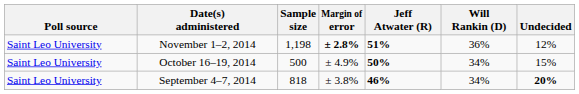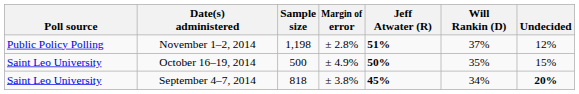(54, 44) Saint Leo University -> (55, 44) Public Policy Polling
(342, 44) bold -> (342, 44) normal
(479, 44) 36% -> (479, 44) 37%
(479, 62) 34% -> (479, 62) 35%
(379, 80) 46% -> (379, 80) 45%
